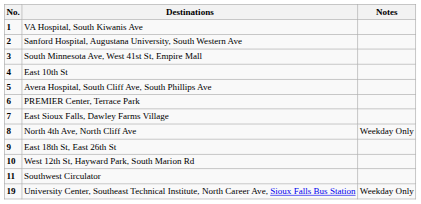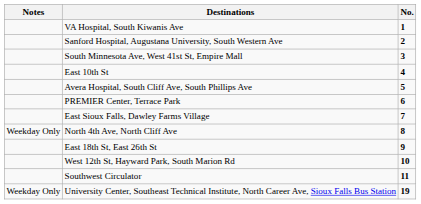columns swapped: (13, 12) <-> (387, 12)
